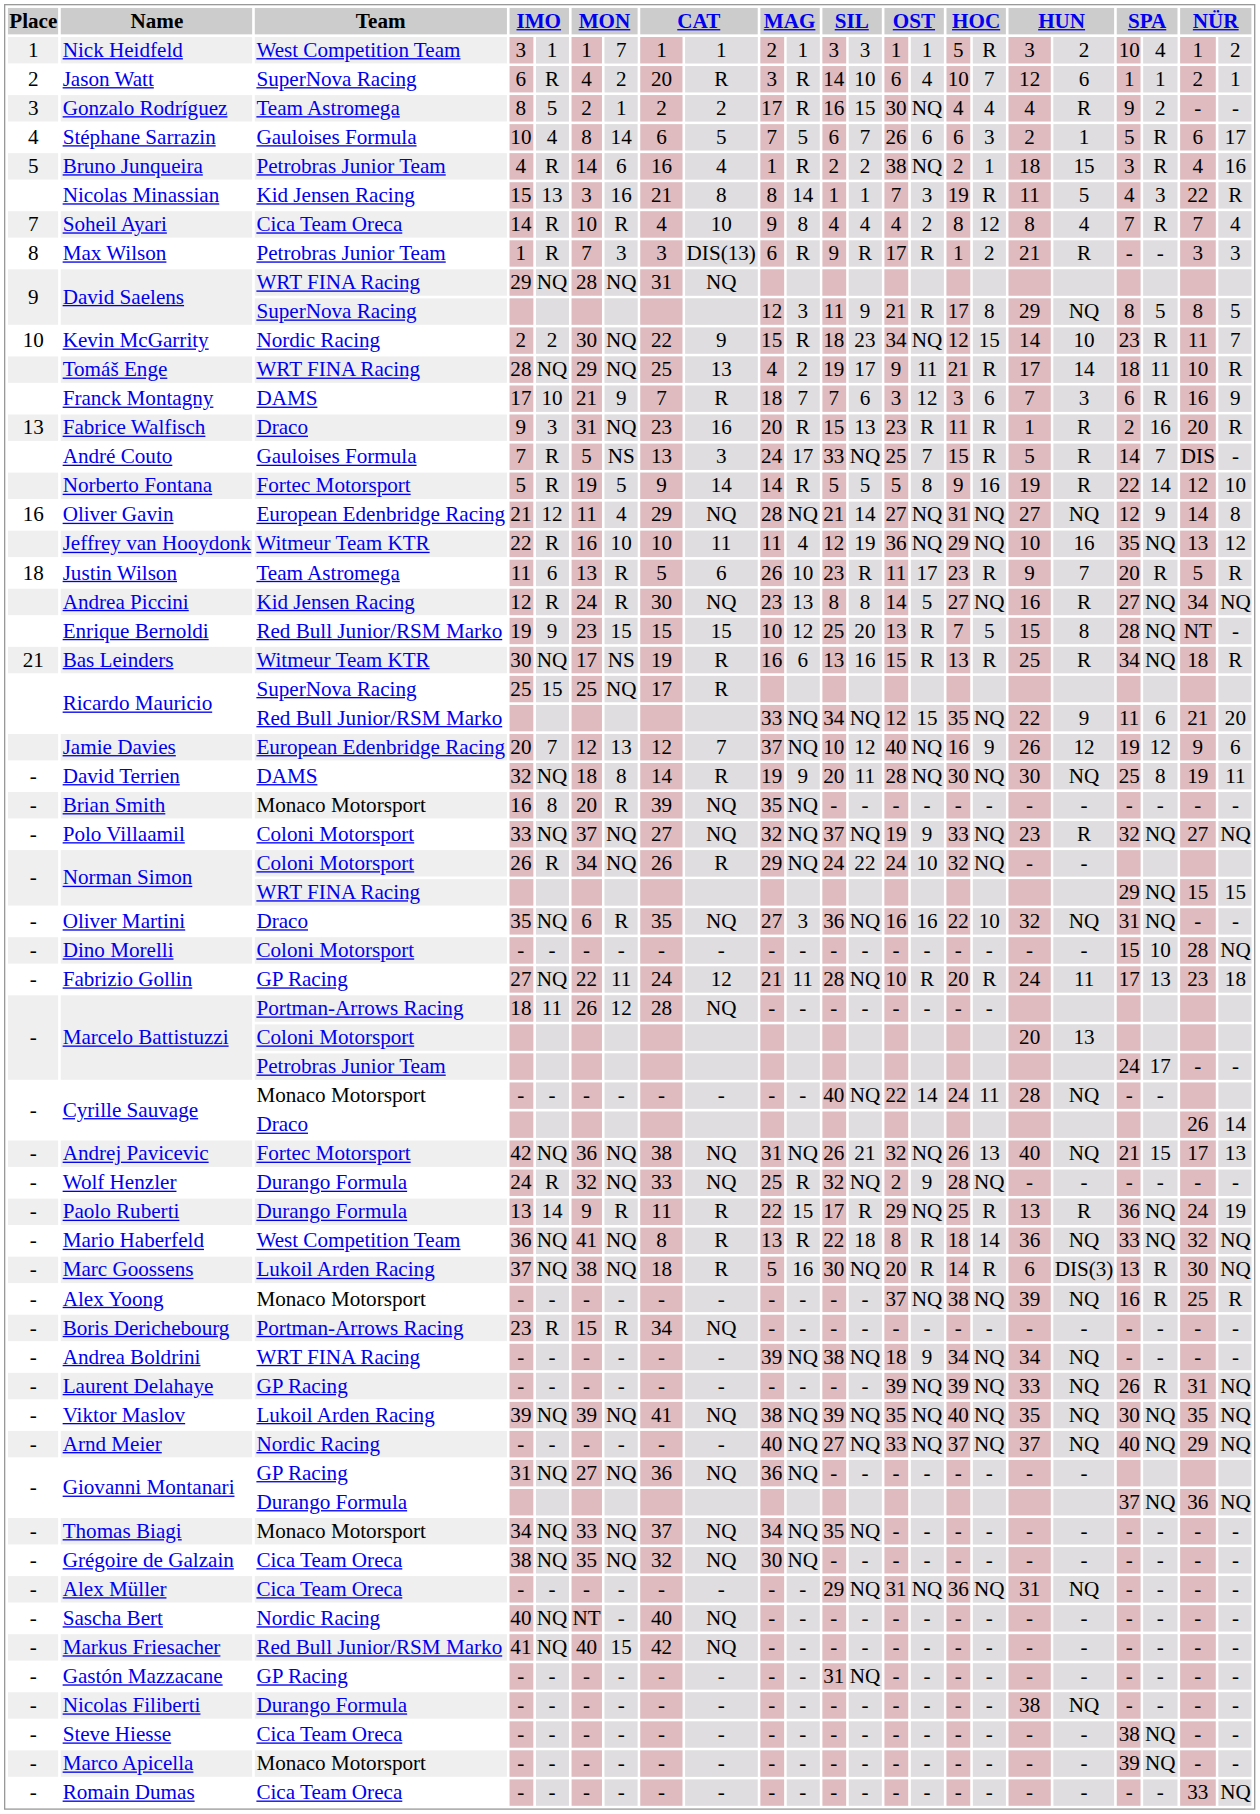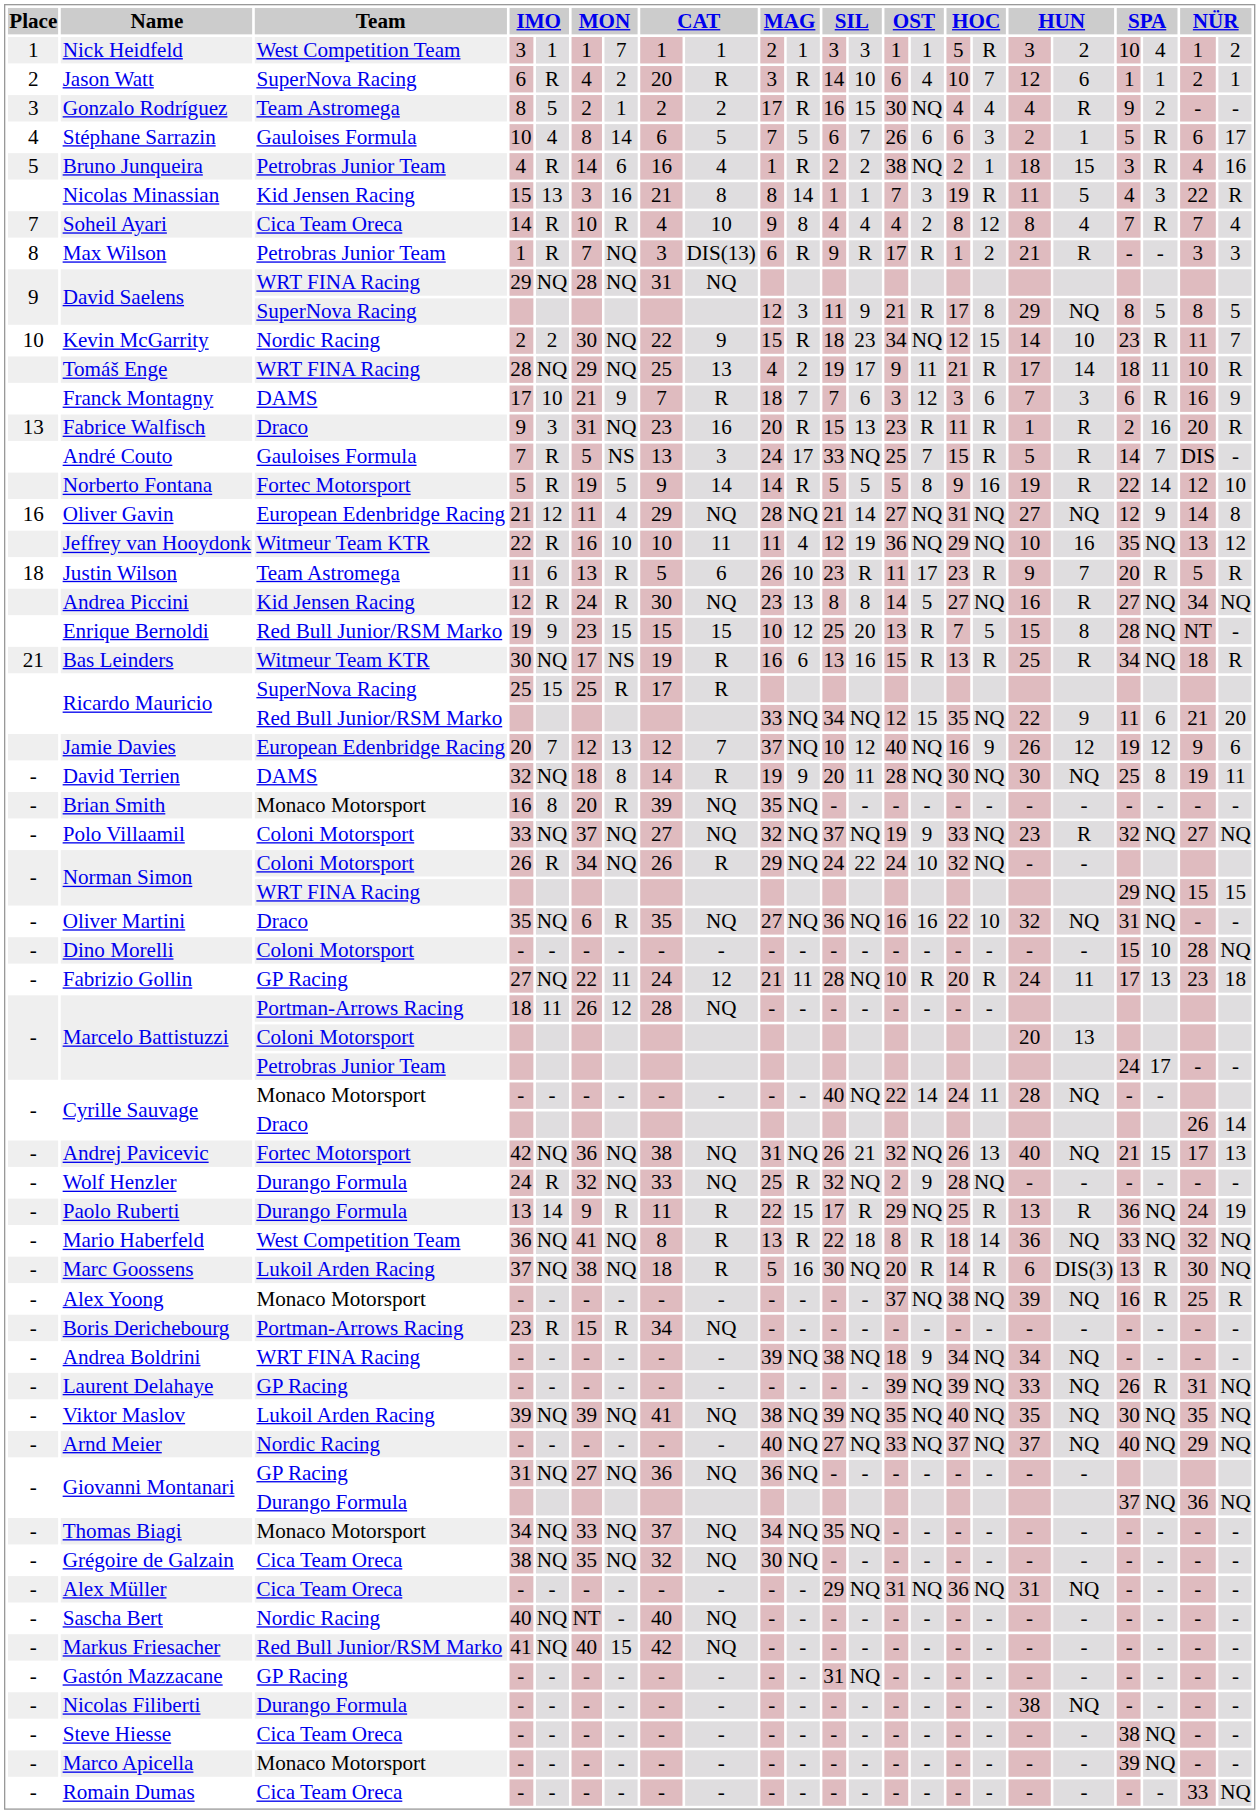(621, 253) 3 -> (621, 253) NQ
(621, 688) NQ -> (621, 688) R
(803, 921) 3 -> (803, 921) NQ
